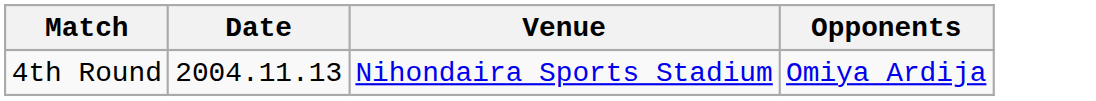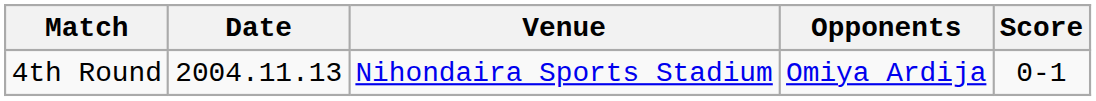+ column: (1041, 28)
